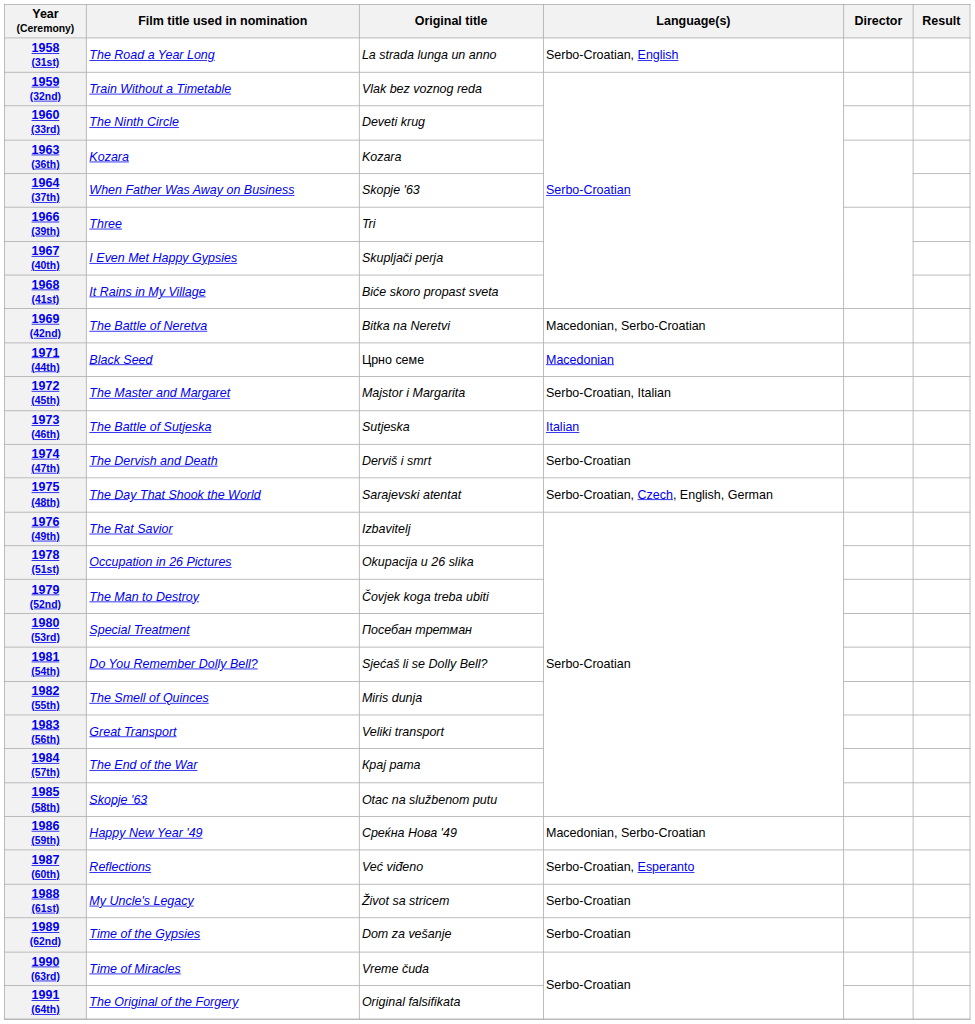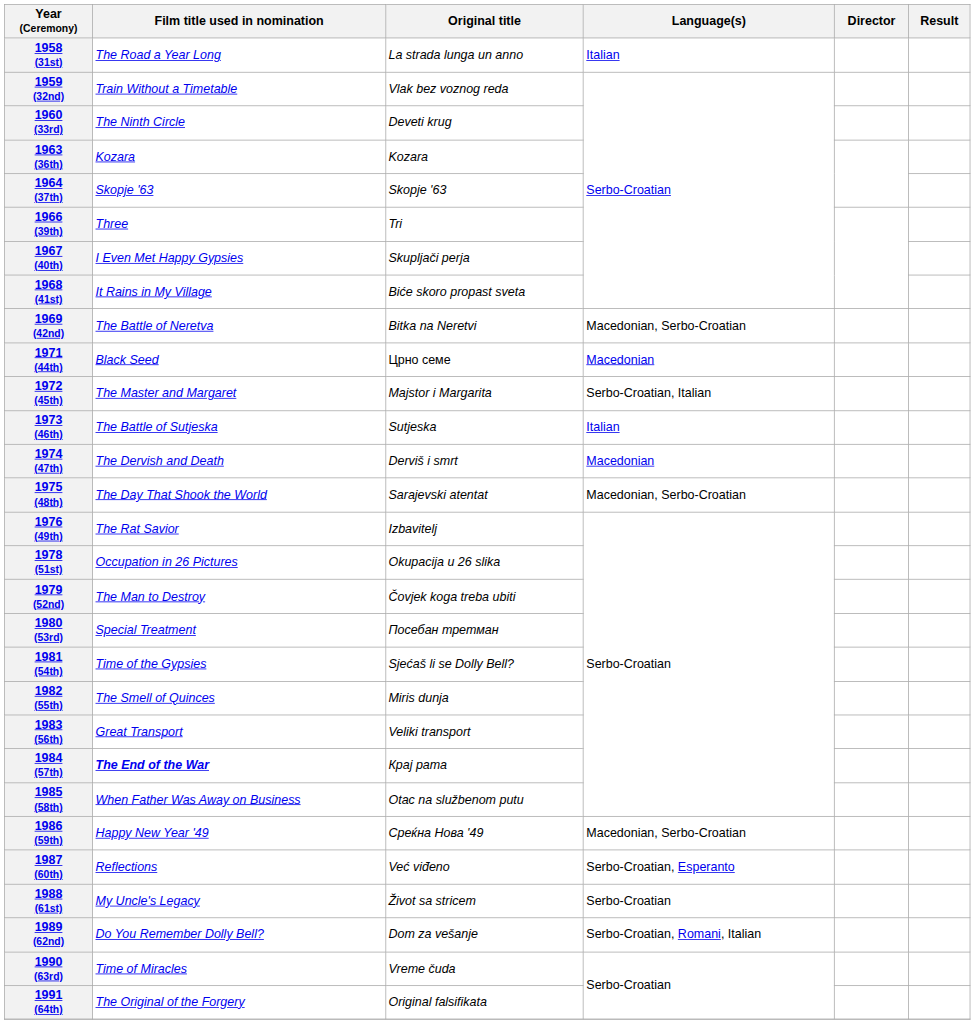(612, 55) Serbo-Croatian, English -> (603, 55) Italian
(192, 190) When Father Was Away on Business -> (124, 190) Skopje '63
(588, 461) Serbo-Croatian -> (620, 461) Macedonian
(659, 495) Serbo-Croatian, Czech, English, German -> (666, 495) Macedonian, Serbo-Croatian
(174, 664) Do You Remember Dolly Bell? -> (151, 664) Time of the Gypsies
(143, 765) normal -> (152, 765) bold
(118, 799) Skopje '63 -> (198, 799) When Father Was Away on Business
(145, 934) Time of the Gypsies -> (180, 934) Do You Remember Dolly Bell?
(588, 934) Serbo-Croatian -> (674, 934) Serbo-Croatian, Romani, Italian
